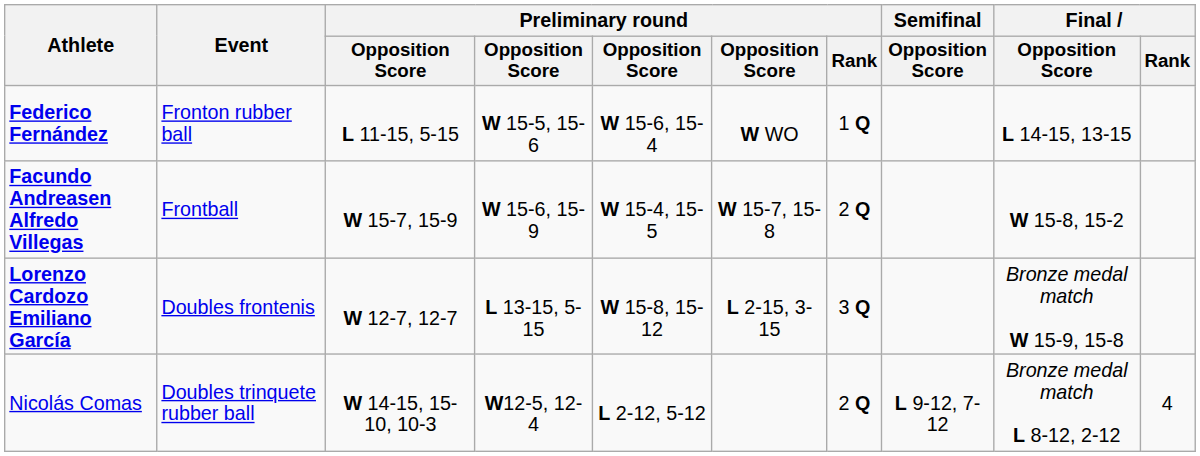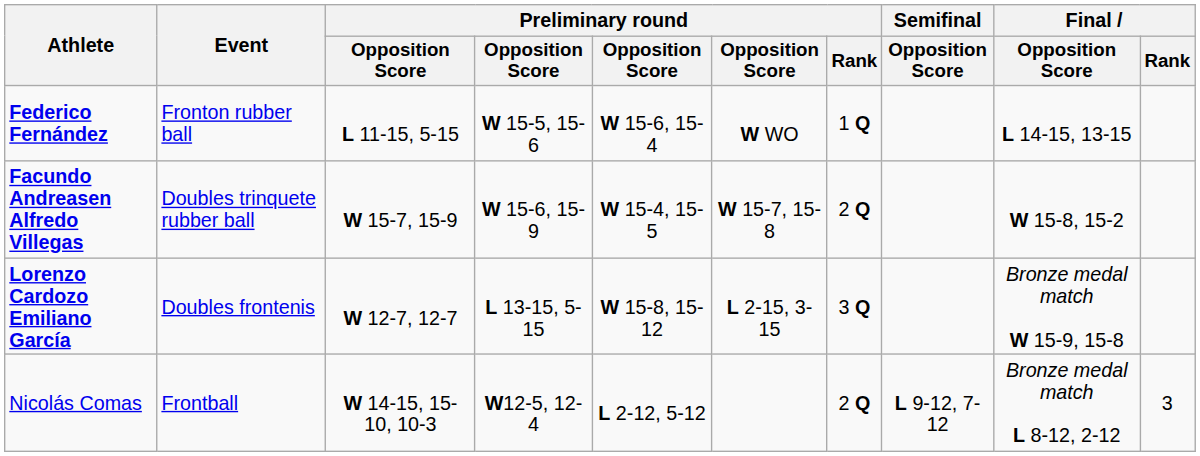(200, 210) Frontball -> (239, 210) Doubles trinquete rubber ball
(239, 404) Doubles trinquete rubber ball -> (200, 404) Frontball
(1167, 404) 4 -> (1167, 404) 3
